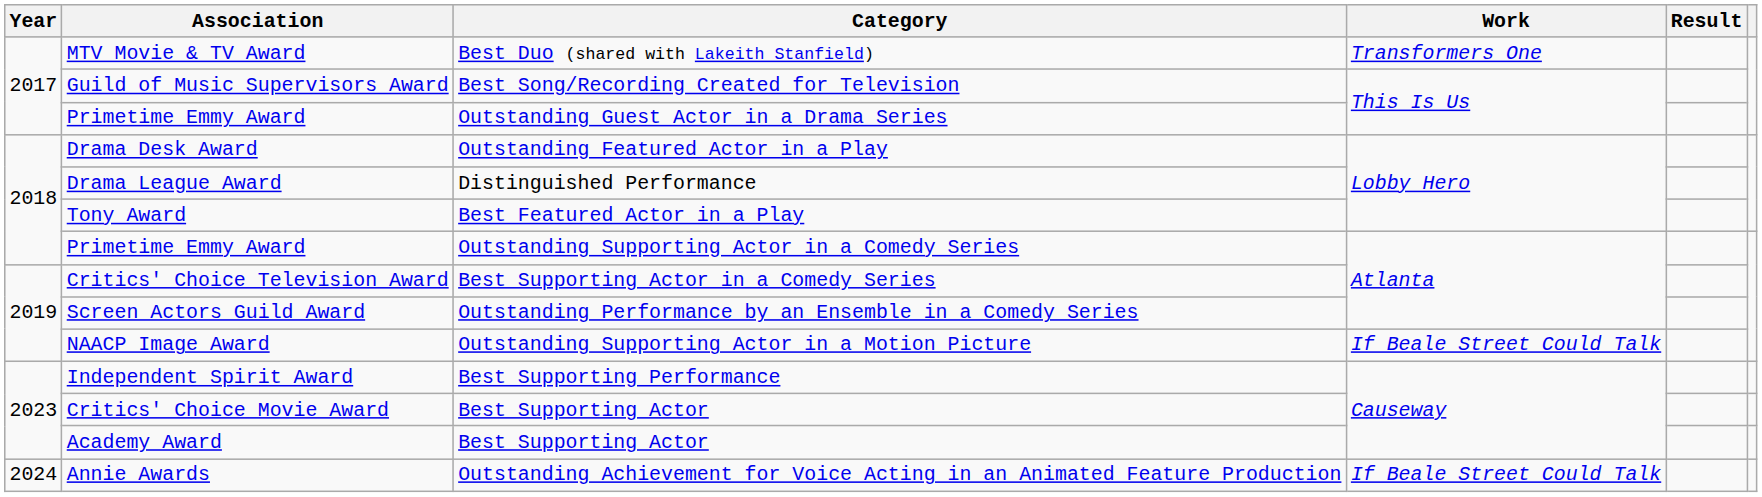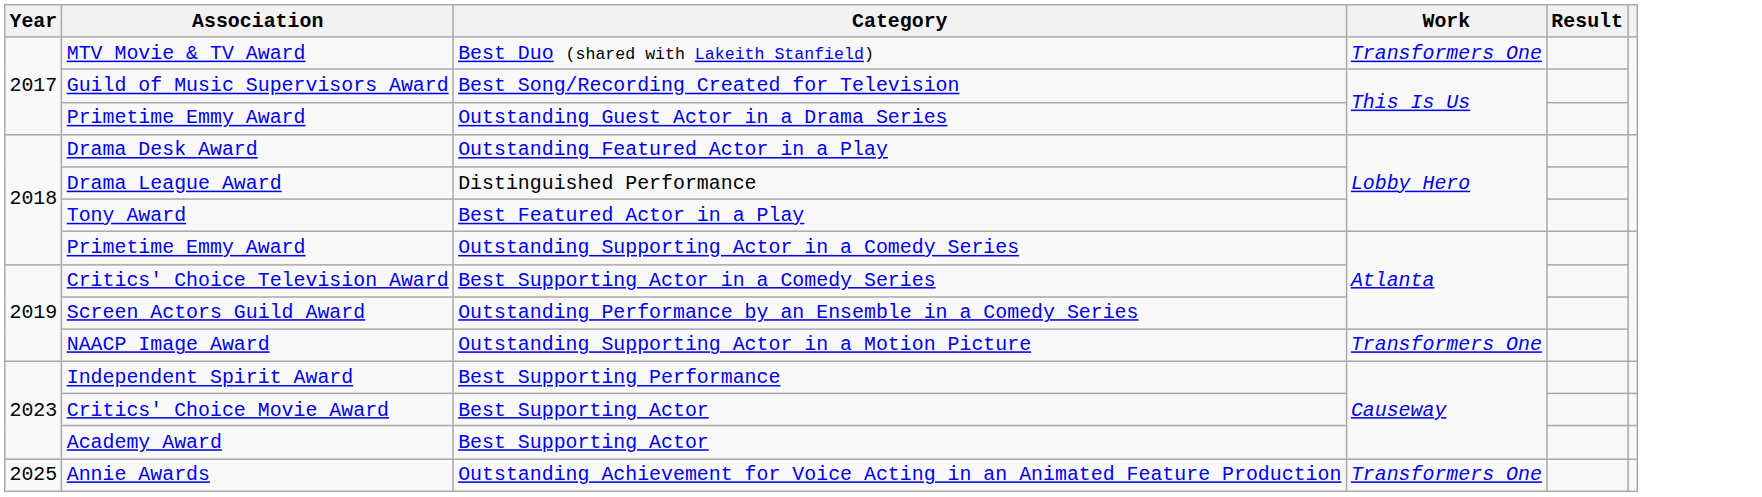(1506, 345) If Beale Street Could Talk -> (1446, 345) Transformers One
(33, 475) 2024 -> (33, 475) 2025
(1506, 475) If Beale Street Could Talk -> (1446, 475) Transformers One
